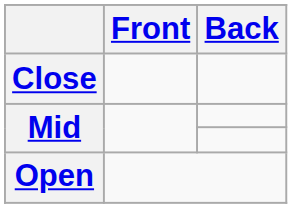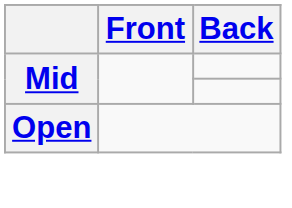- row: (54, 78)
